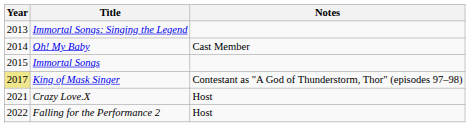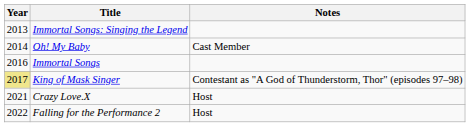(17, 63) 2015 -> (17, 63) 2016
